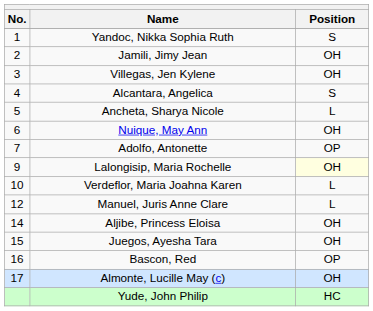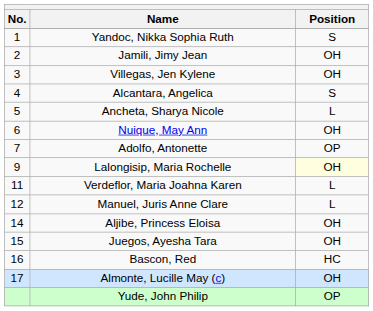(17, 185) 10 -> (17, 185) 11
(332, 259) OP -> (332, 259) HC
(332, 297) HC -> (332, 297) OP
